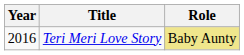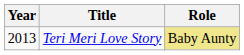(22, 38) 2016 -> (22, 38) 2013
